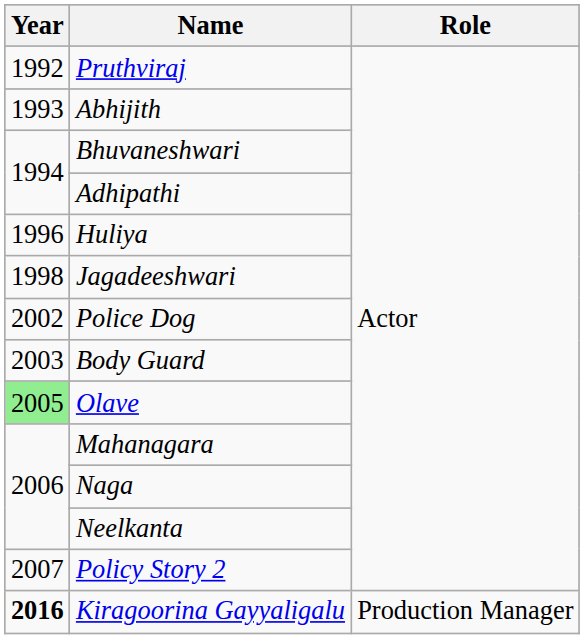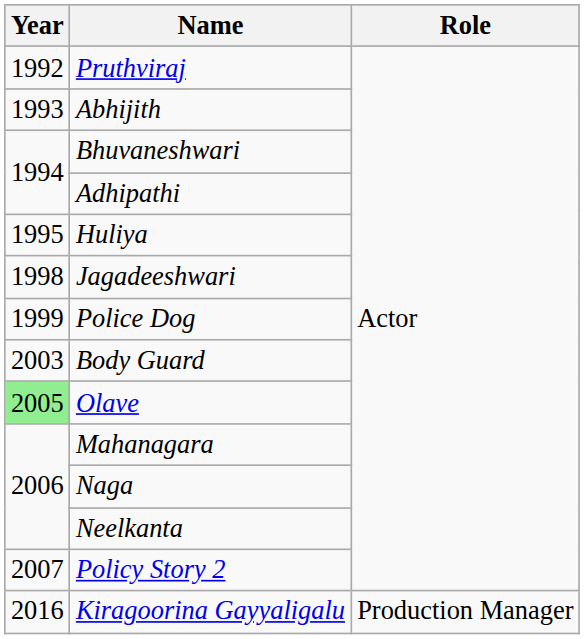(37, 234) 1996 -> (37, 234) 1995
(37, 318) 2002 -> (37, 318) 1999
(37, 611) bold -> (37, 611) normal
